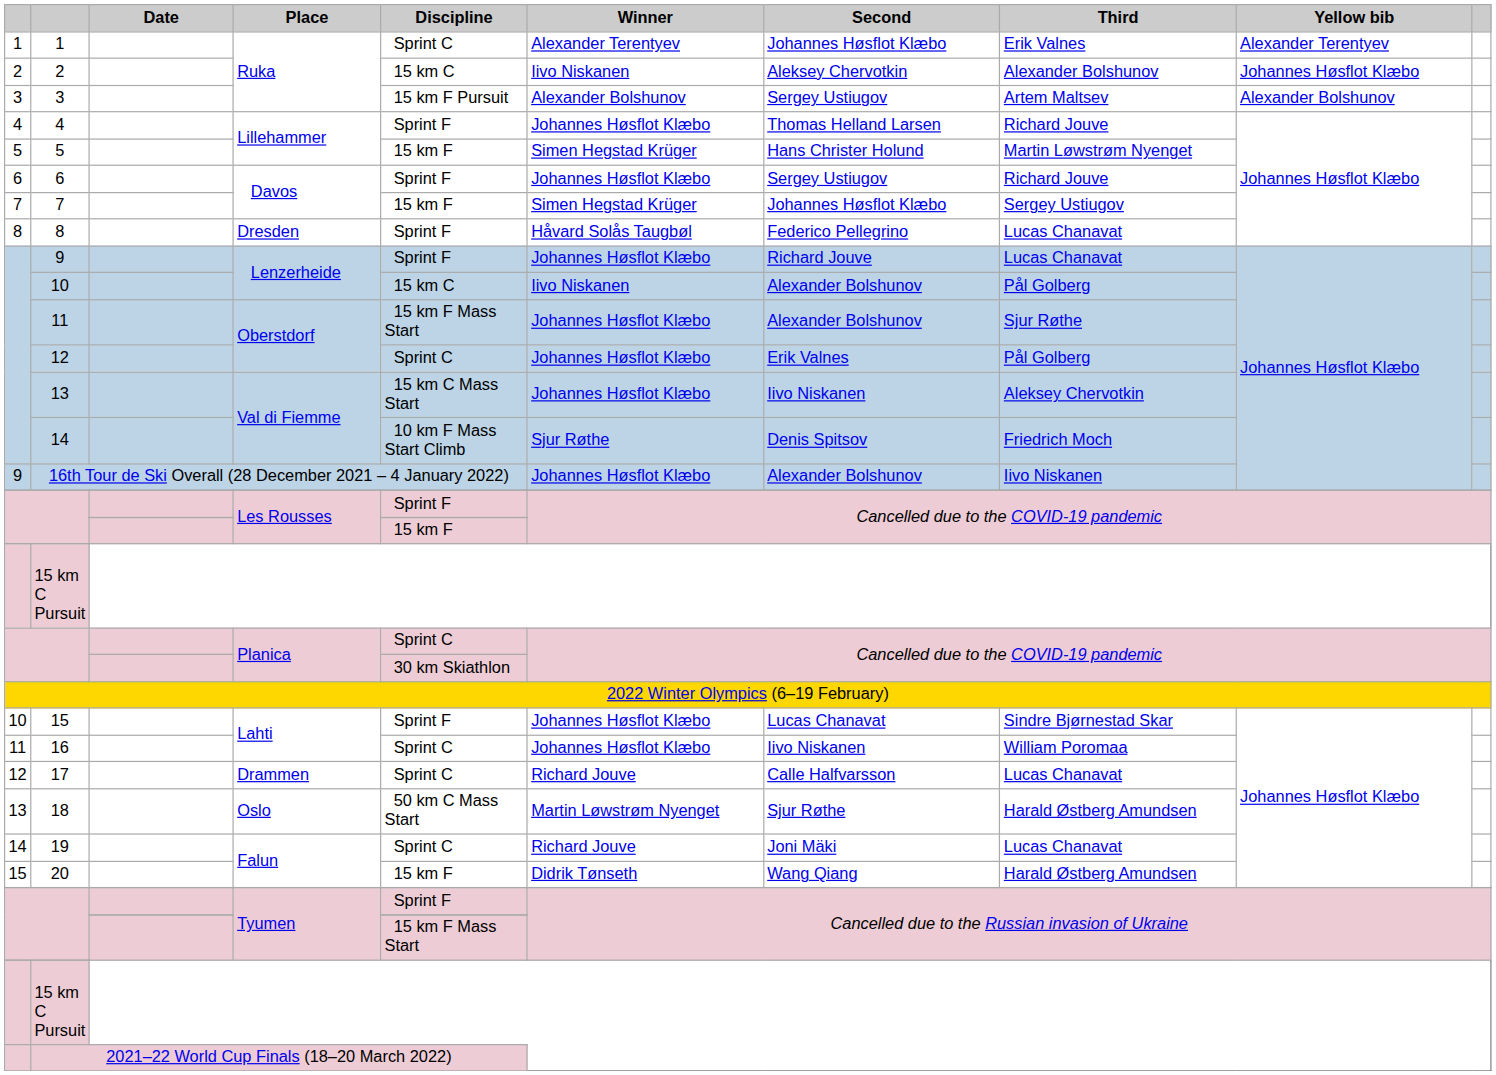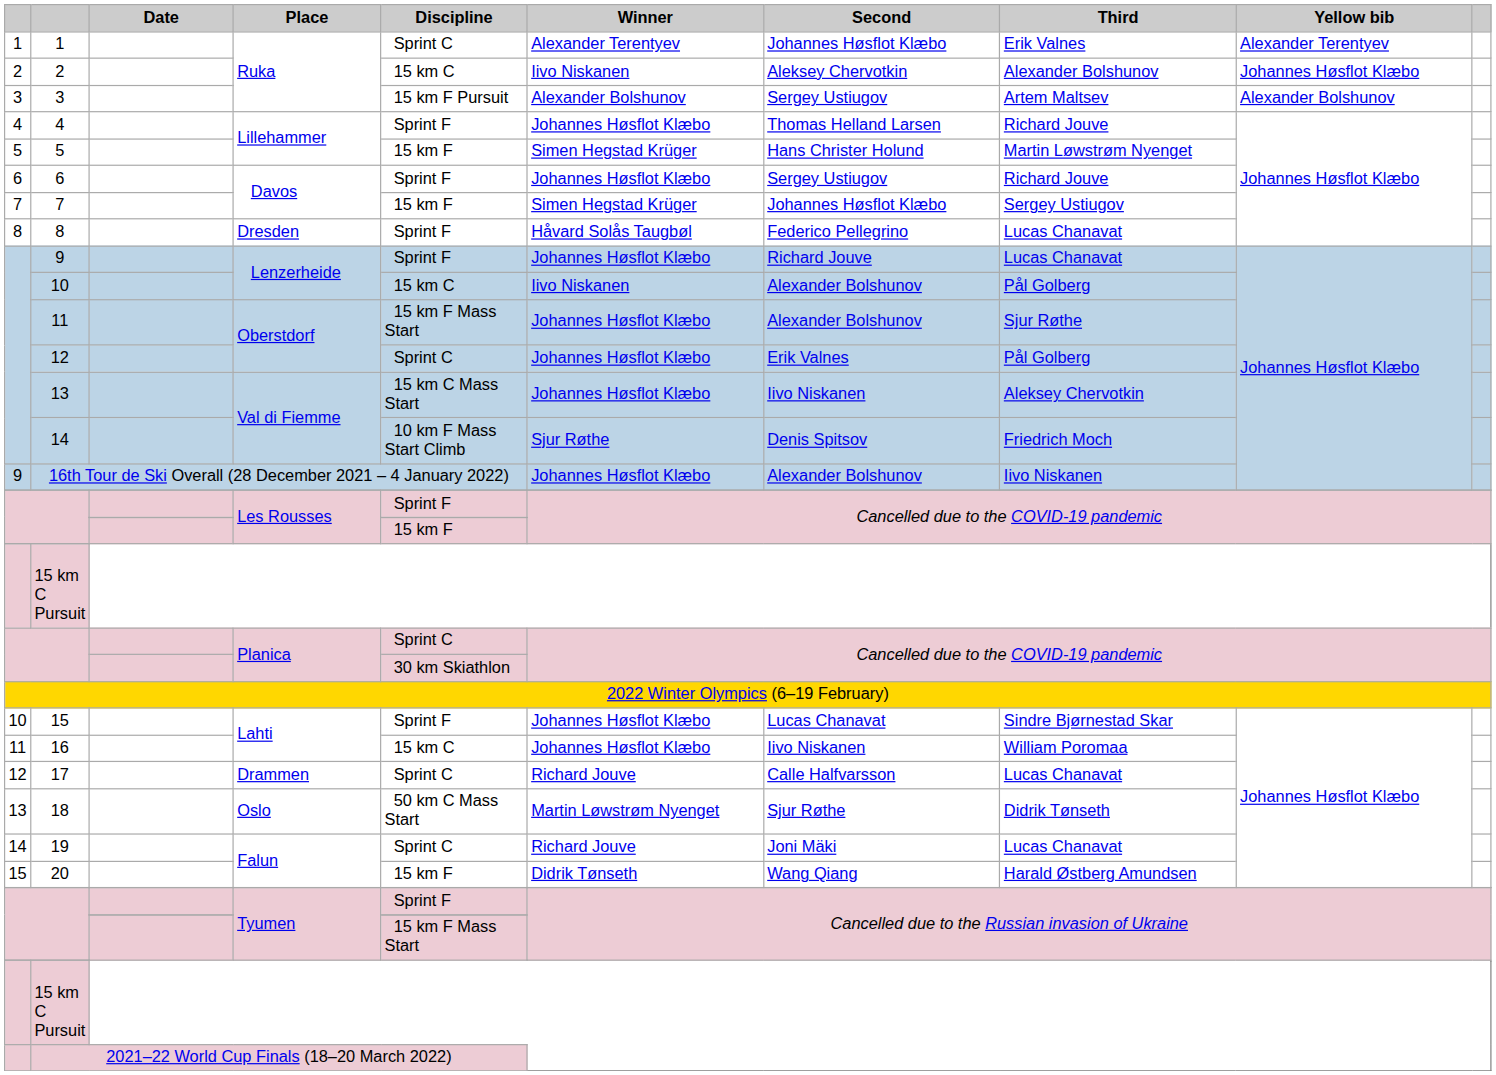(419, 747) Sprint C -> (420, 747) 15 km C
(1100, 810) Harald Østberg Amundsen -> (1057, 810) Didrik Tønseth
